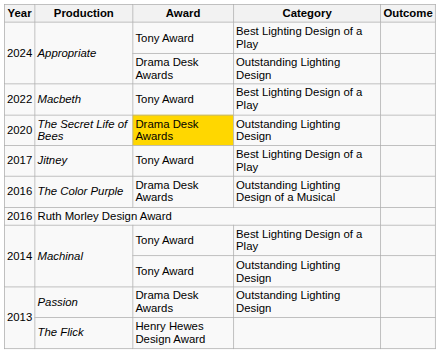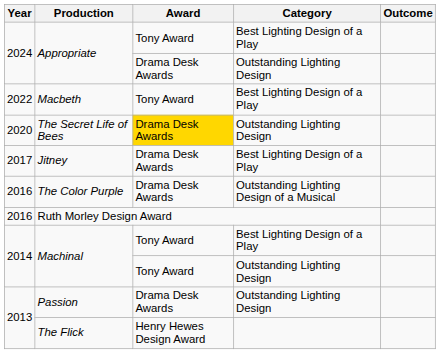(165, 161) Tony Award -> (167, 161) Drama Desk Awards
